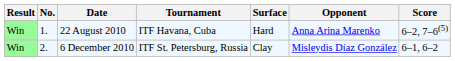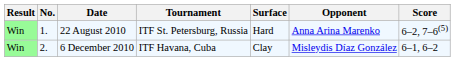(177, 30) ITF Havana, Cuba -> (193, 30) ITF St. Petersburg, Russia
(193, 48) ITF St. Petersburg, Russia -> (177, 48) ITF Havana, Cuba
